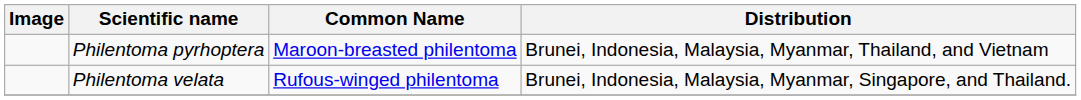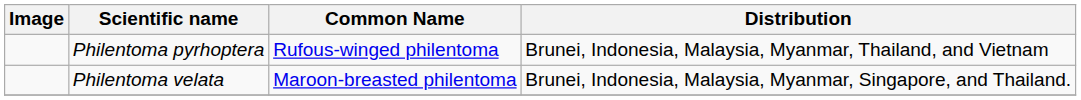(395, 49) Maroon-breasted philentoma -> (386, 49) Rufous-winged philentoma
(386, 79) Rufous-winged philentoma -> (395, 79) Maroon-breasted philentoma
